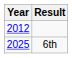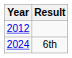(18, 45) 2025 -> (18, 45) 2024
